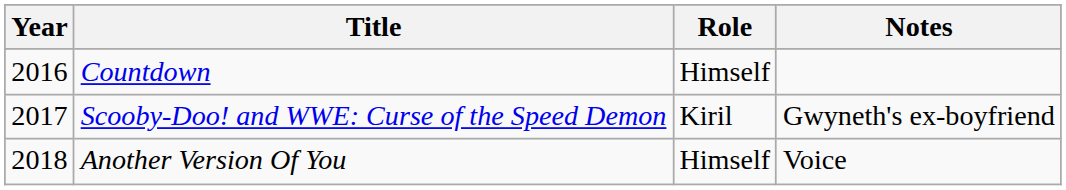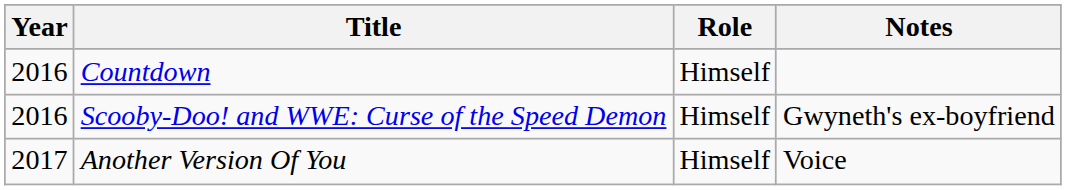(40, 116) 2017 -> (40, 116) 2016
(706, 116) Kiril -> (725, 116) Himself
(40, 160) 2018 -> (40, 160) 2017
